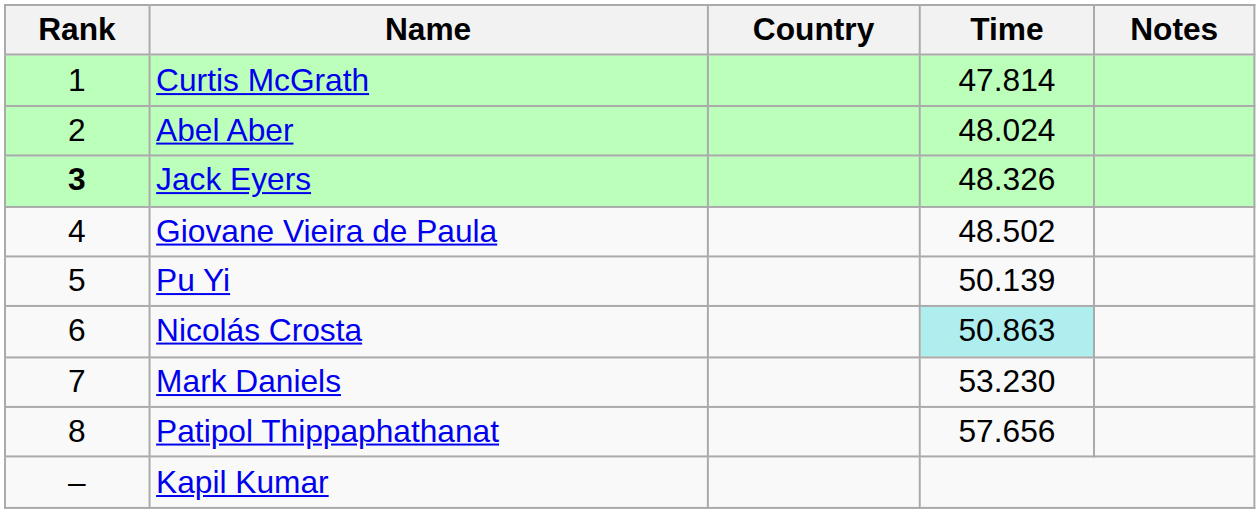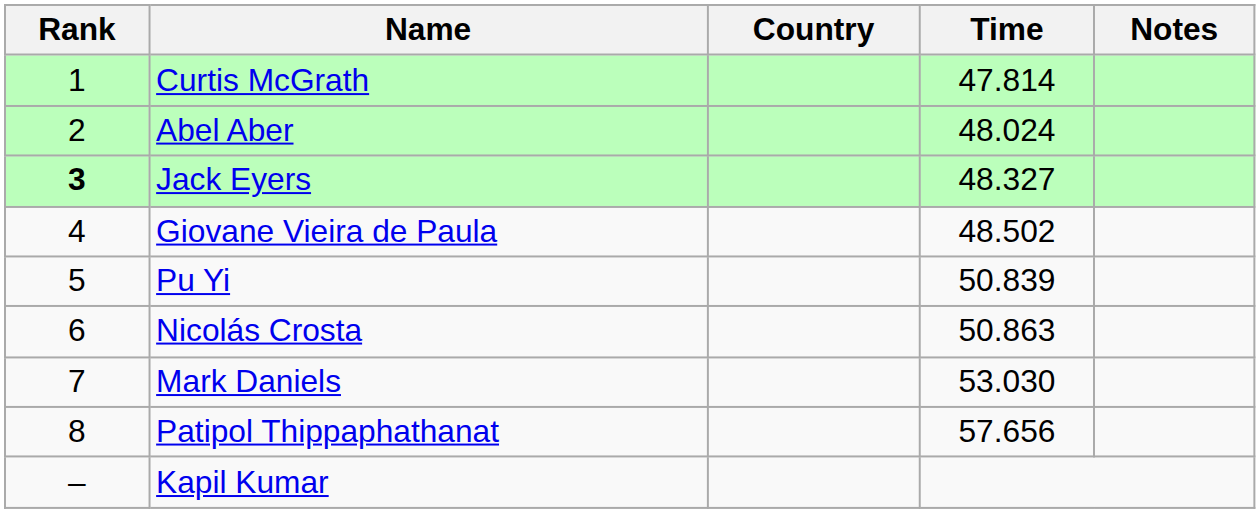(1007, 180) 48.326 -> (1007, 180) 48.327
(1007, 280) 50.139 -> (1007, 280) 50.839
(1007, 331) paleturquoise background -> (1007, 331) no background
(1007, 381) 53.230 -> (1007, 381) 53.030
